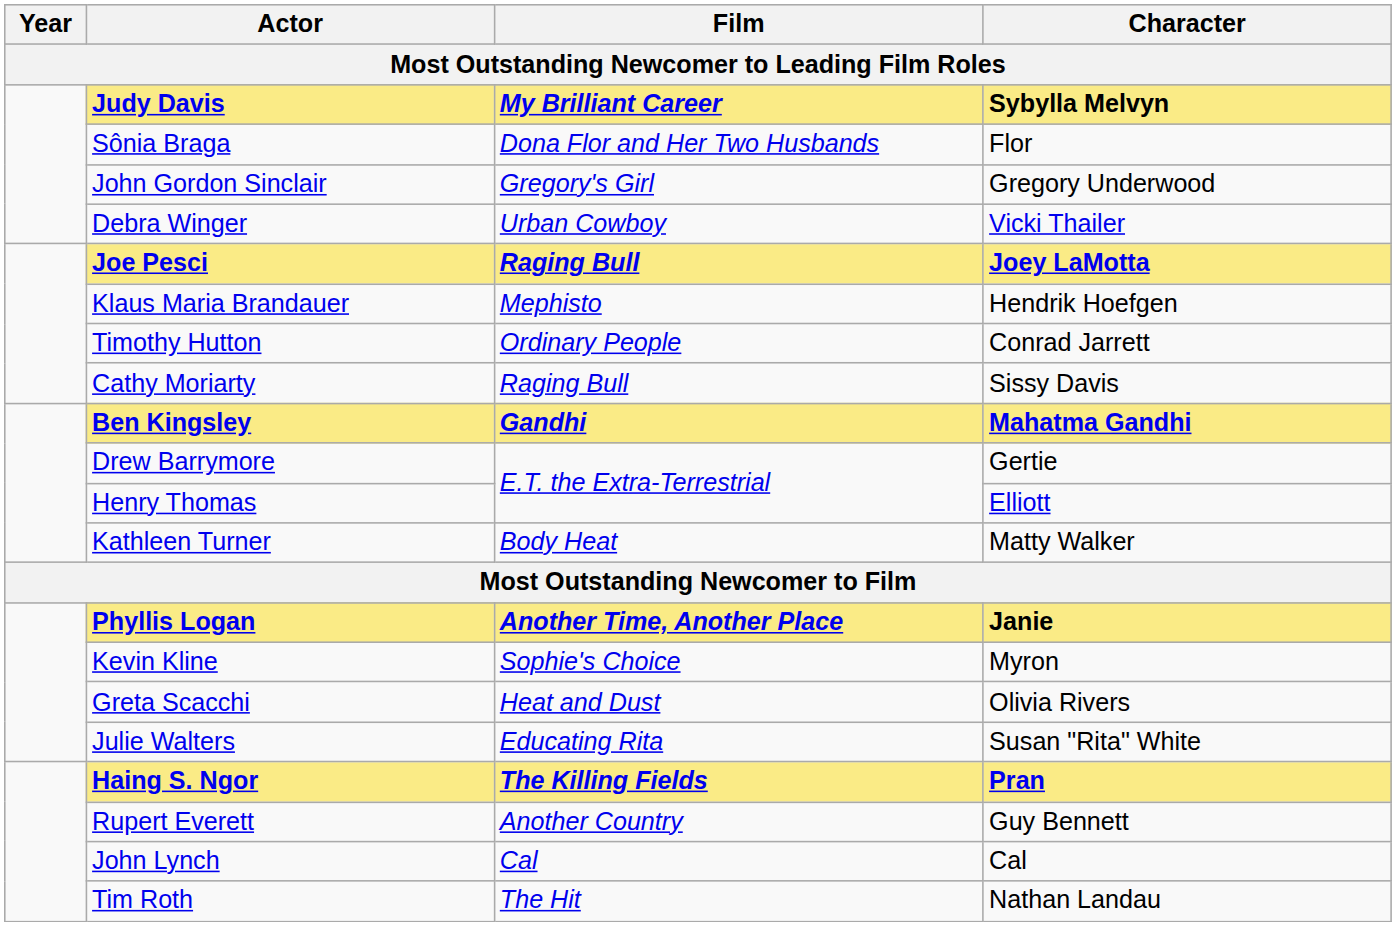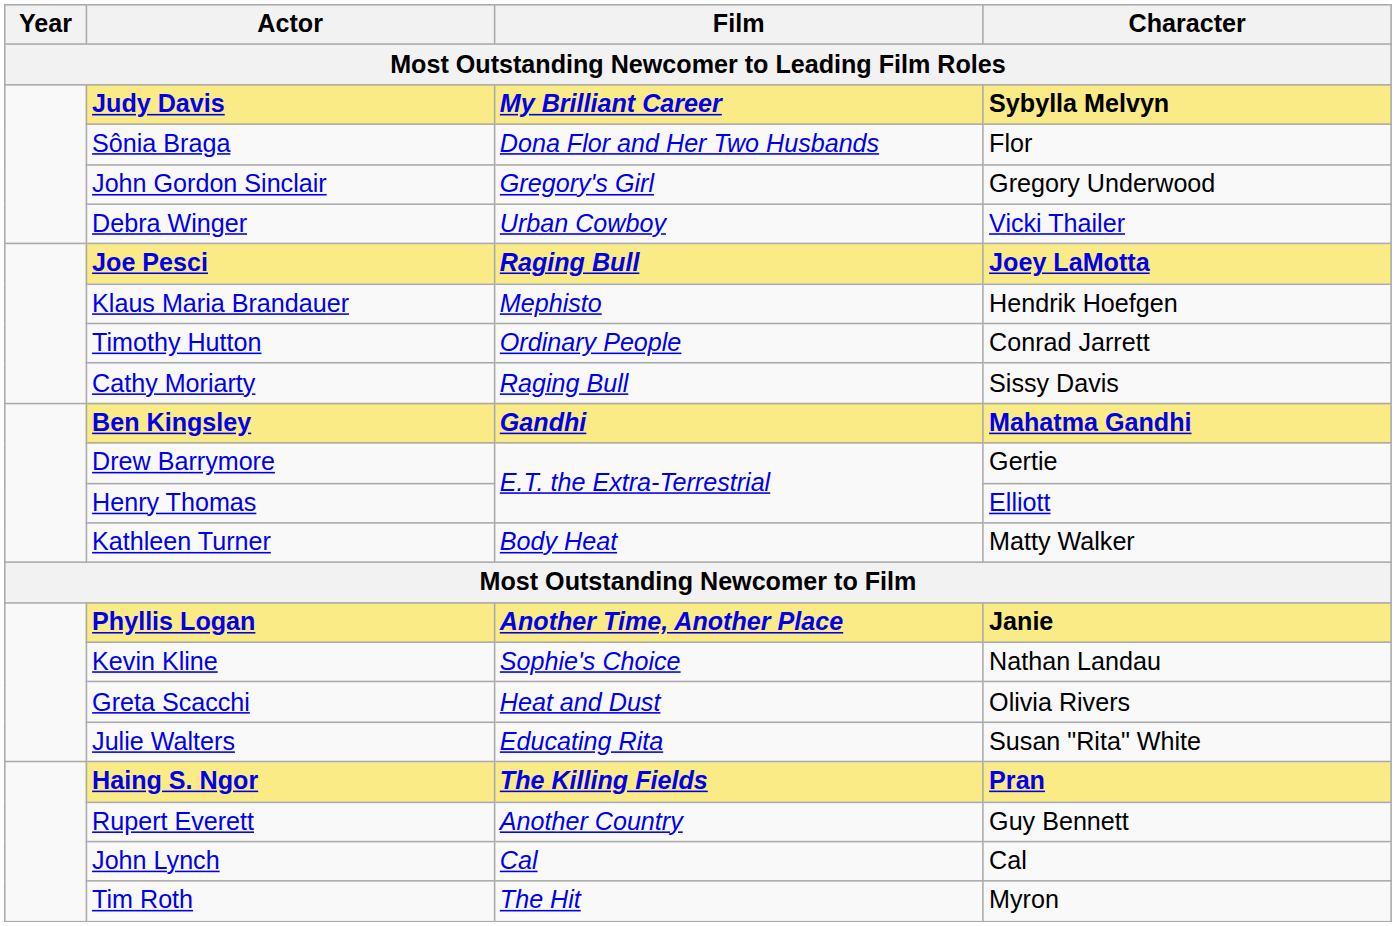(1024, 661) Myron -> (1075, 661) Nathan Landau
(1075, 900) Nathan Landau -> (1024, 900) Myron
